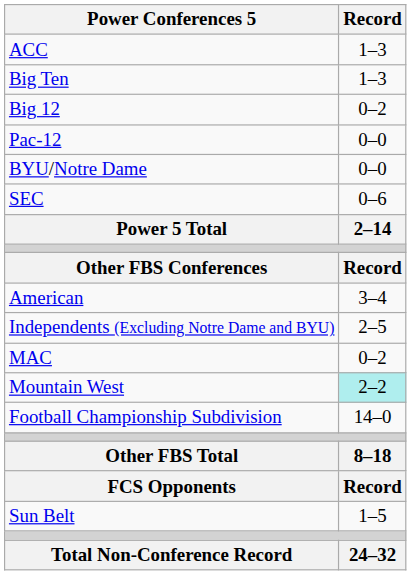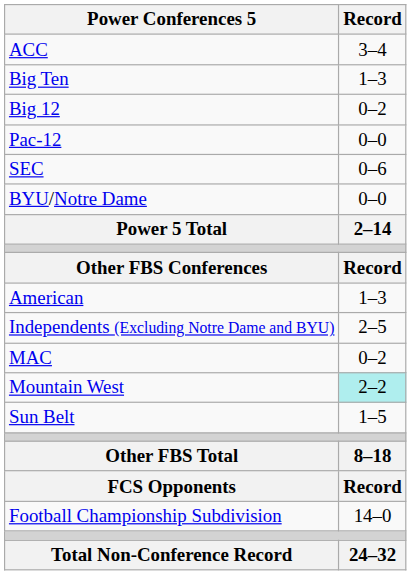(373, 49) 1–3 -> (373, 49) 3–4
rows swapped: (78, 169) <-> (26, 199)
(373, 297) 3–4 -> (373, 297) 1–3
rows swapped: (42, 515) <-> (145, 417)
